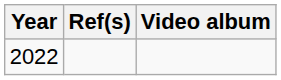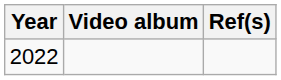columns swapped: (206, 21) <-> (100, 21)
